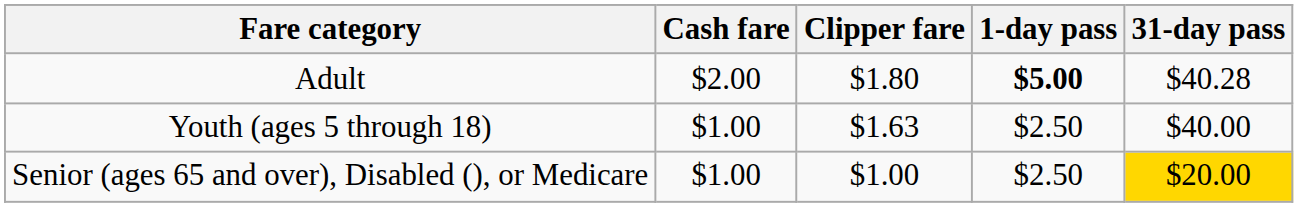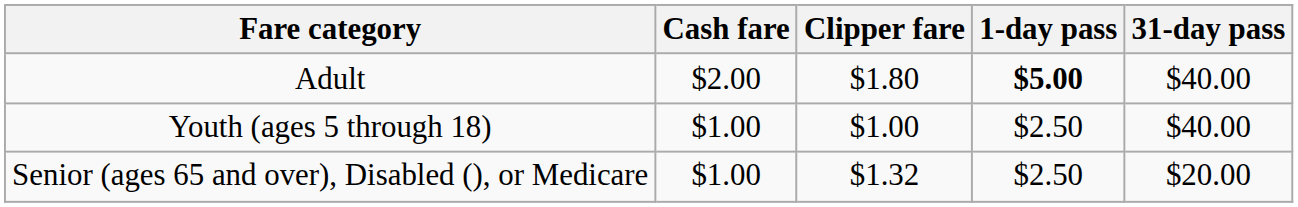(1208, 77) $40.28 -> (1208, 77) $40.00
(885, 126) $1.63 -> (885, 126) $1.00
(885, 175) $1.00 -> (885, 175) $1.32
(1208, 175) gold background -> (1208, 175) no background
